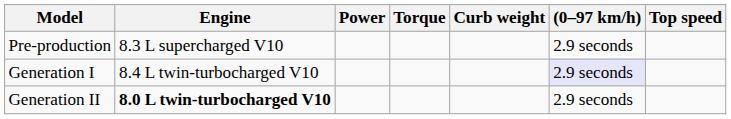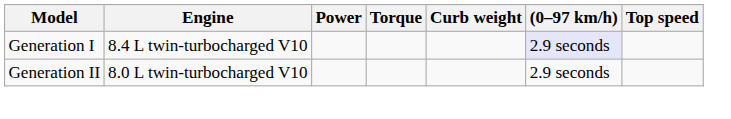- row: (60, 45)
(225, 99) bold -> (208, 72) normal
